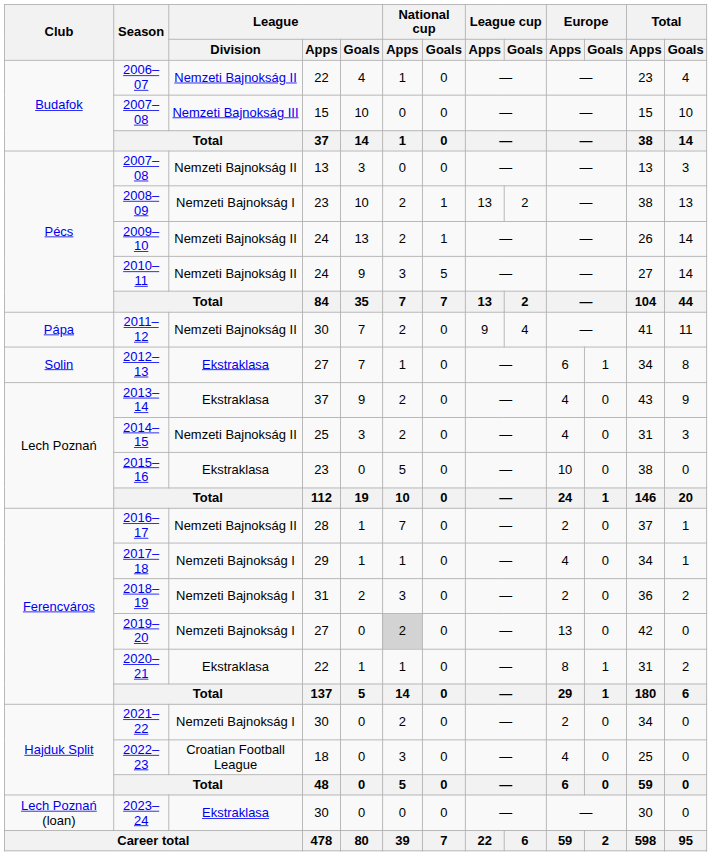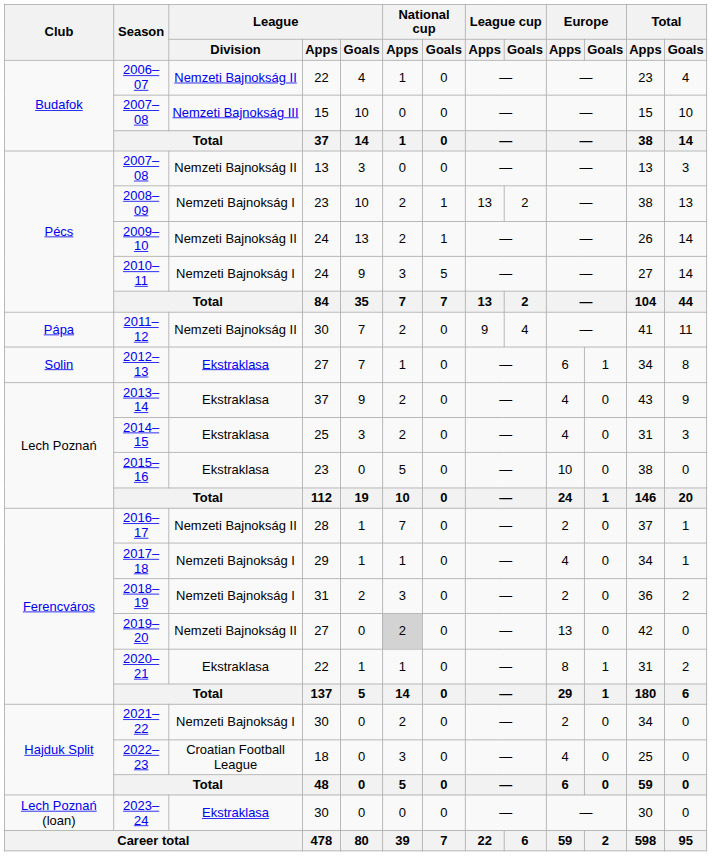(236, 273) Nemzeti Bajnokság II -> (236, 273) Nemzeti Bajnokság I
(236, 435) Nemzeti Bajnokság II -> (236, 435) Ekstraklasa
(236, 631) Nemzeti Bajnokság I -> (236, 631) Nemzeti Bajnokság II
